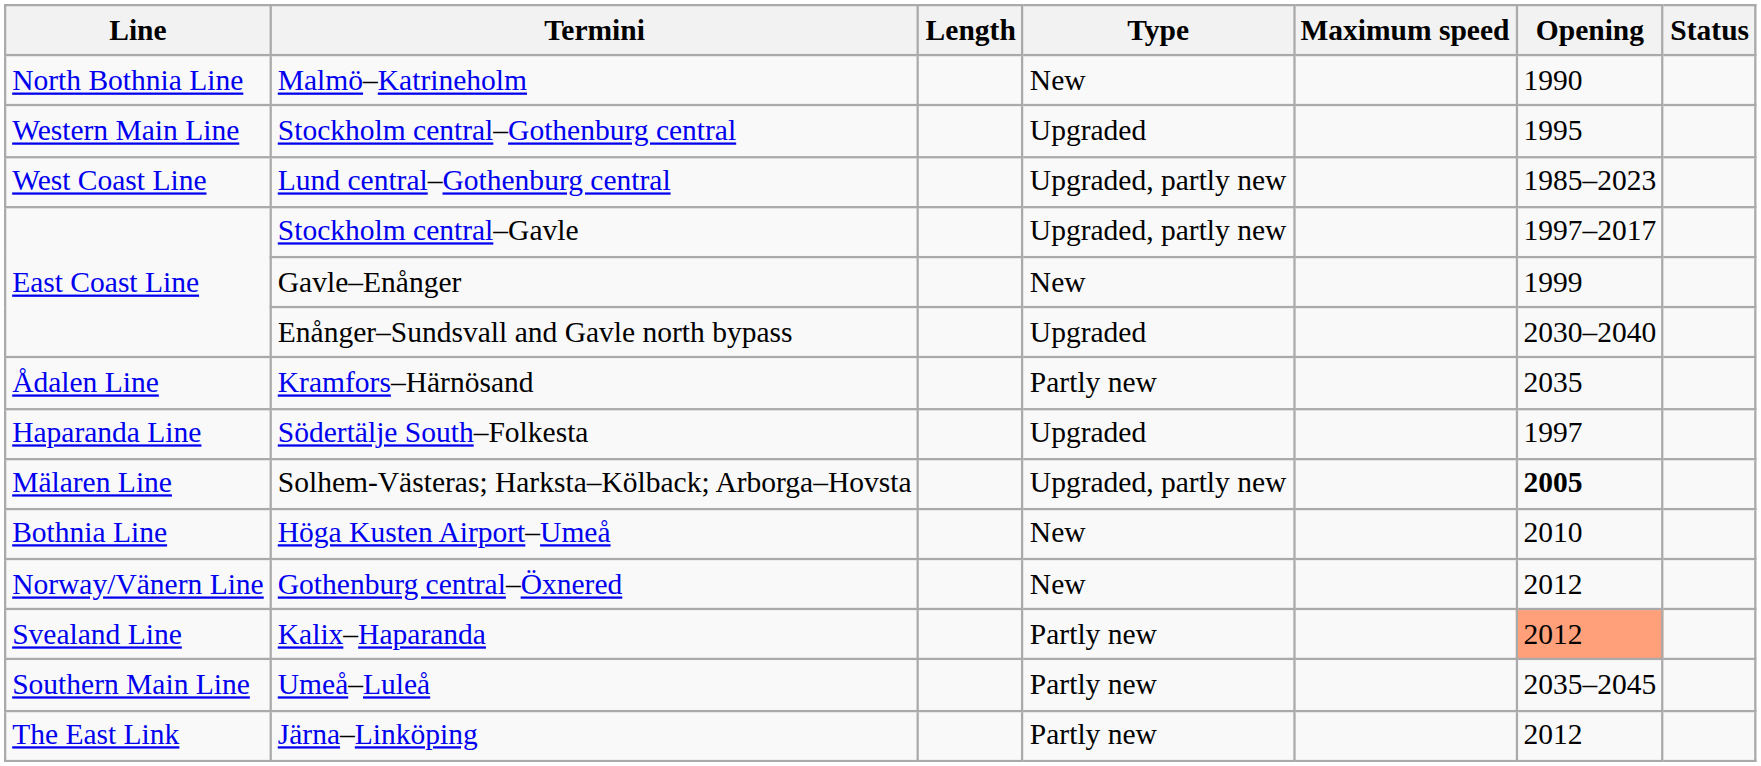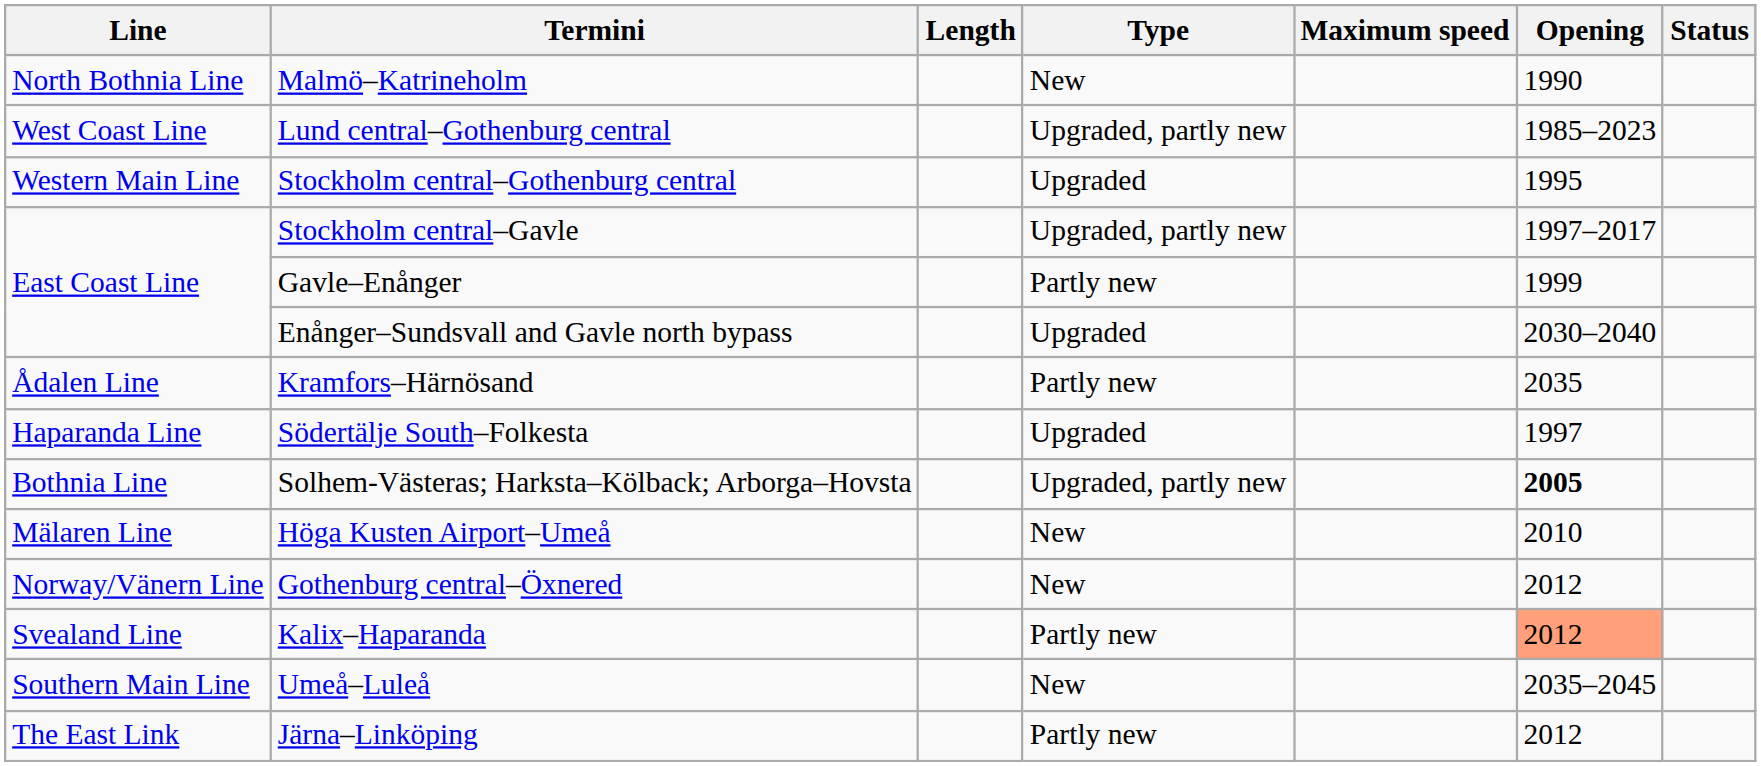rows swapped: (507, 130) <-> (474, 180)
(1058, 281) New -> (1093, 281) Partly new
(92, 482) Mälaren Line -> (90, 482) Bothnia Line
(90, 533) Bothnia Line -> (92, 533) Mälaren Line
(1093, 684) Partly new -> (1058, 684) New
